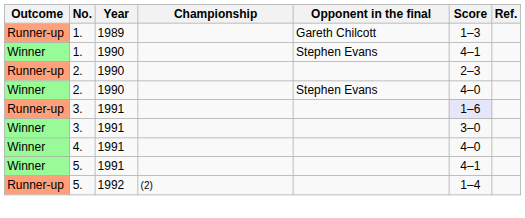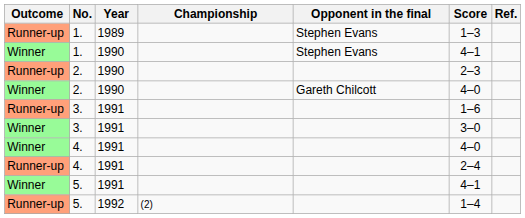(336, 33) Gareth Chilcott -> (337, 33) Stephen Evans
(337, 90) Stephen Evans -> (336, 90) Gareth Chilcott
(470, 109) lavender background -> (470, 109) no background
+ row: (35, 166)
